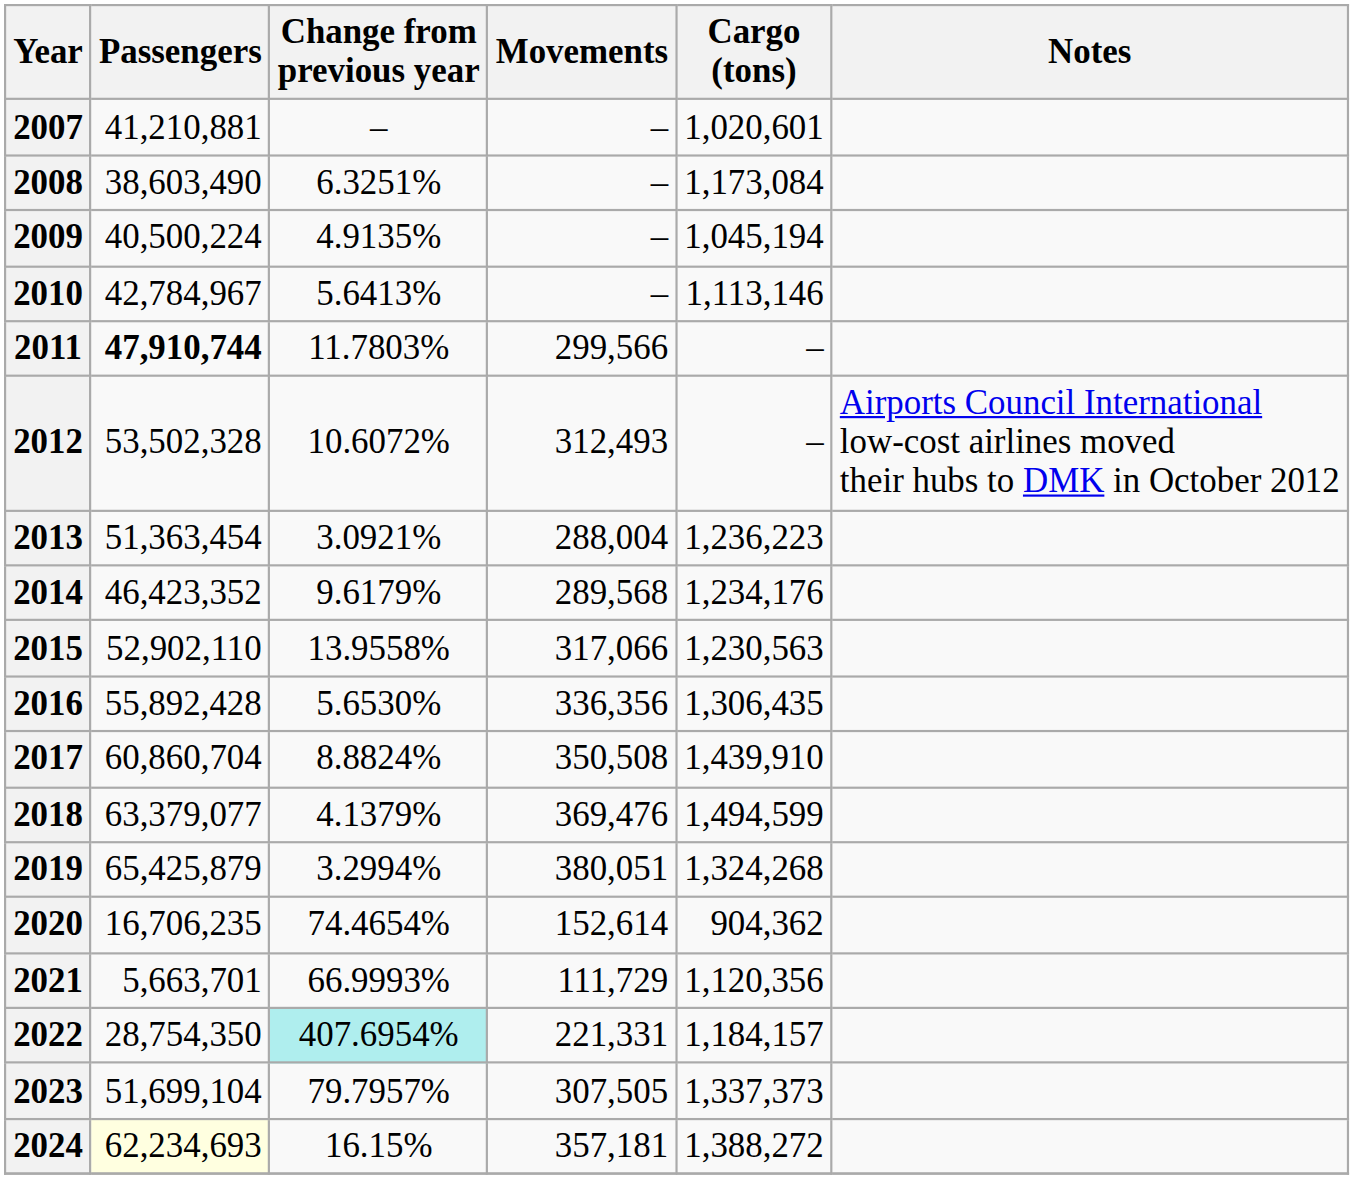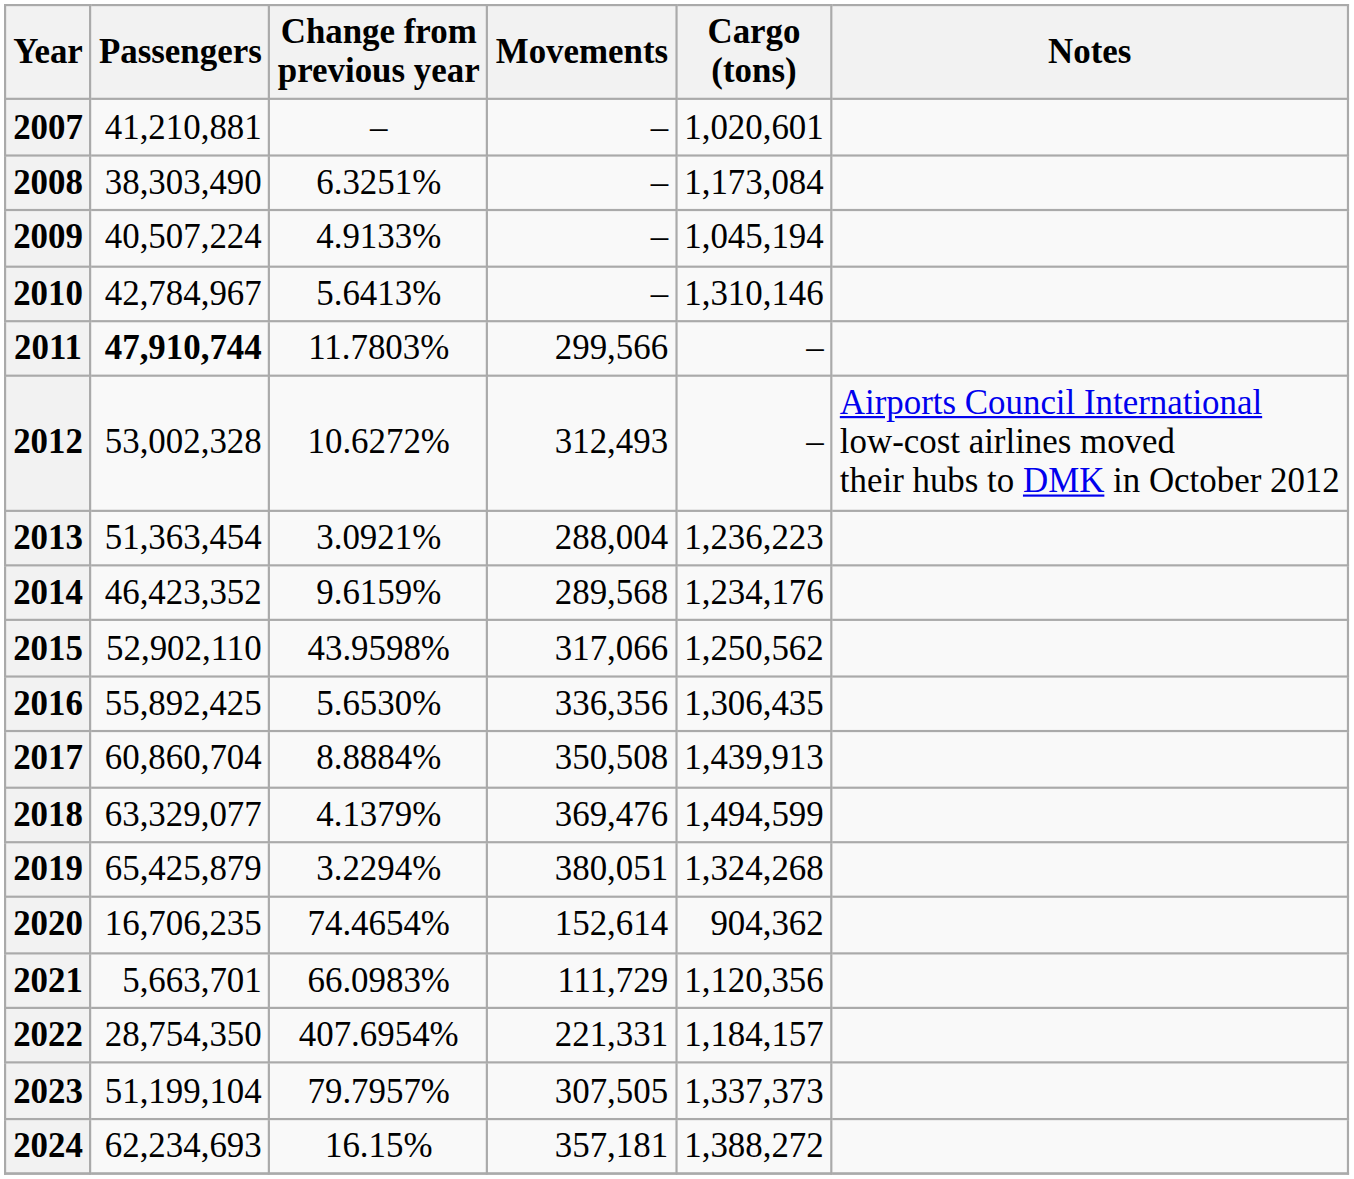(183, 182) 38,603,490 -> (183, 182) 38,303,490
(183, 237) 40,500,224 -> (183, 237) 40,507,224
(379, 237) 4.9135% -> (379, 237) 4.9133%
(755, 292) 1,113,146 -> (754, 292) 1,310,146
(183, 442) 53,502,328 -> (183, 442) 53,002,328
(379, 442) 10.6072% -> (379, 442) 10.6272%
(379, 592) 9.6179% -> (379, 592) 9.6159%
(379, 647) 13.9558% -> (379, 647) 43.9598%
(754, 647) 1,230,563 -> (754, 647) 1,250,562
(183, 703) 55,892,428 -> (183, 703) 55,892,425
(379, 758) 8.8824% -> (379, 758) 8.8884%
(754, 758) 1,439,910 -> (754, 758) 1,439,913
(183, 813) 63,379,077 -> (183, 813) 63,329,077
(379, 869) 3.2994% -> (379, 869) 3.2294%
(379, 979) 66.9993% -> (379, 979) 66.0983%
(379, 1034) paleturquoise background -> (379, 1034) no background
(183, 1090) 51,699,104 -> (183, 1090) 51,199,104
(183, 1145) lightyellow background -> (183, 1145) no background
